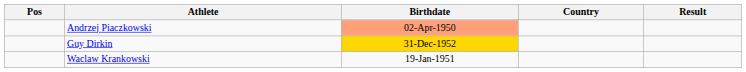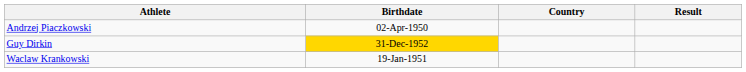- column: (35, 12)
(430, 28) lightsalmon background -> (402, 28) no background
